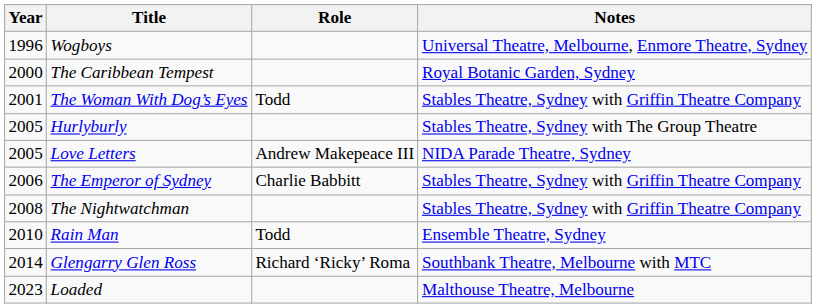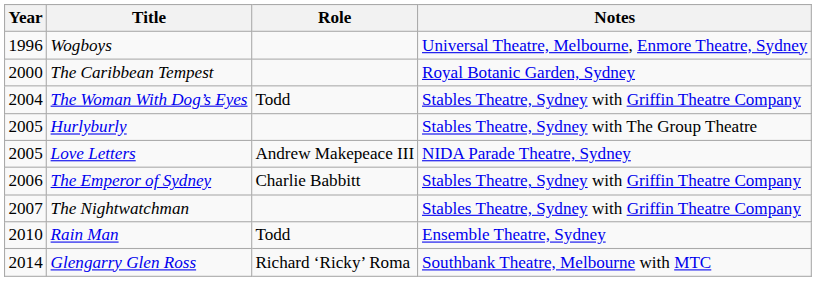(26, 99) 2001 -> (26, 99) 2004
(26, 208) 2008 -> (26, 208) 2007
- row: (76, 289)
